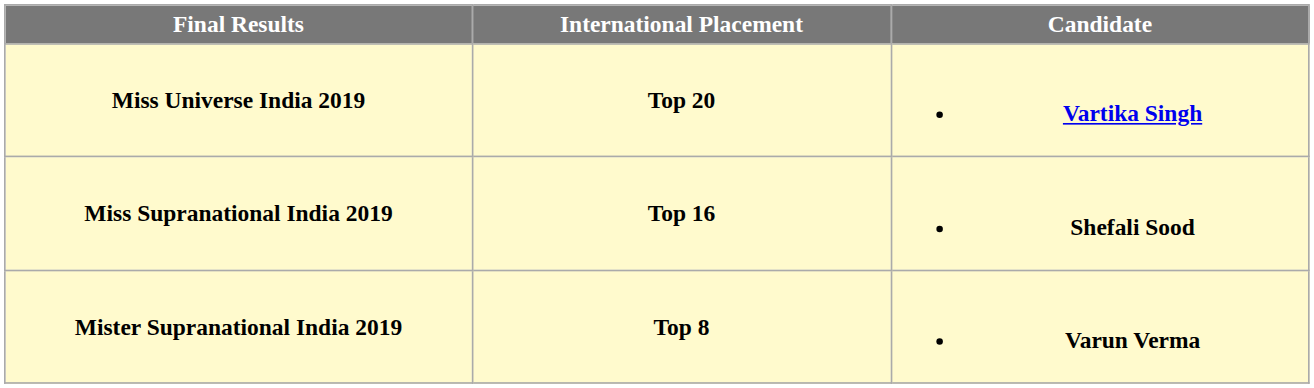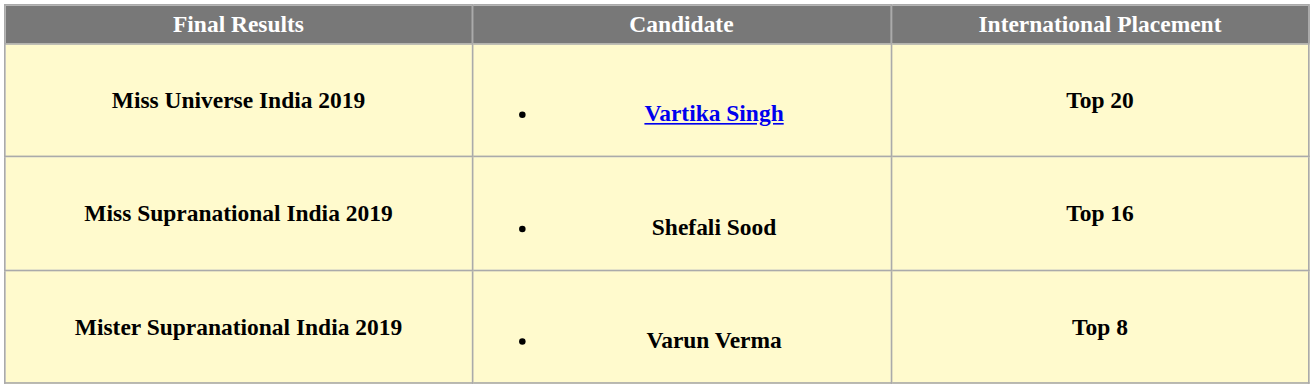columns swapped: (1100, 24) <-> (681, 24)
